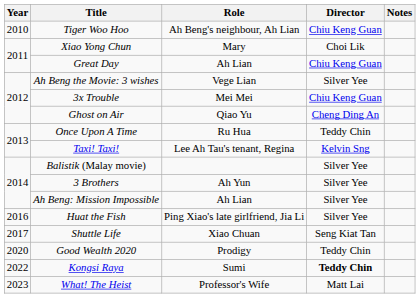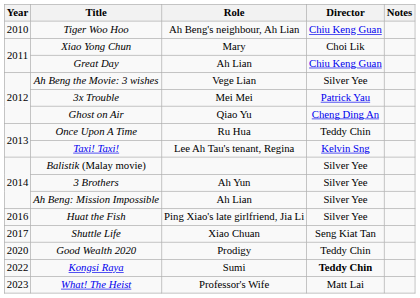(345, 98) Chiu Keng Guan -> (345, 98) Patrick Yau
